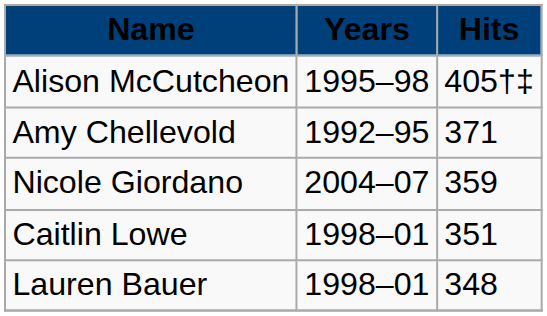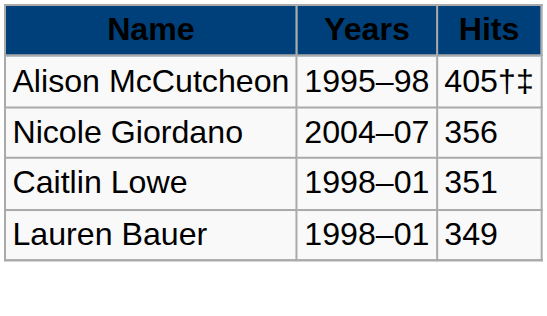- row: (124, 132)
(471, 183) 359 -> (471, 132) 356
(471, 285) 348 -> (471, 234) 349
